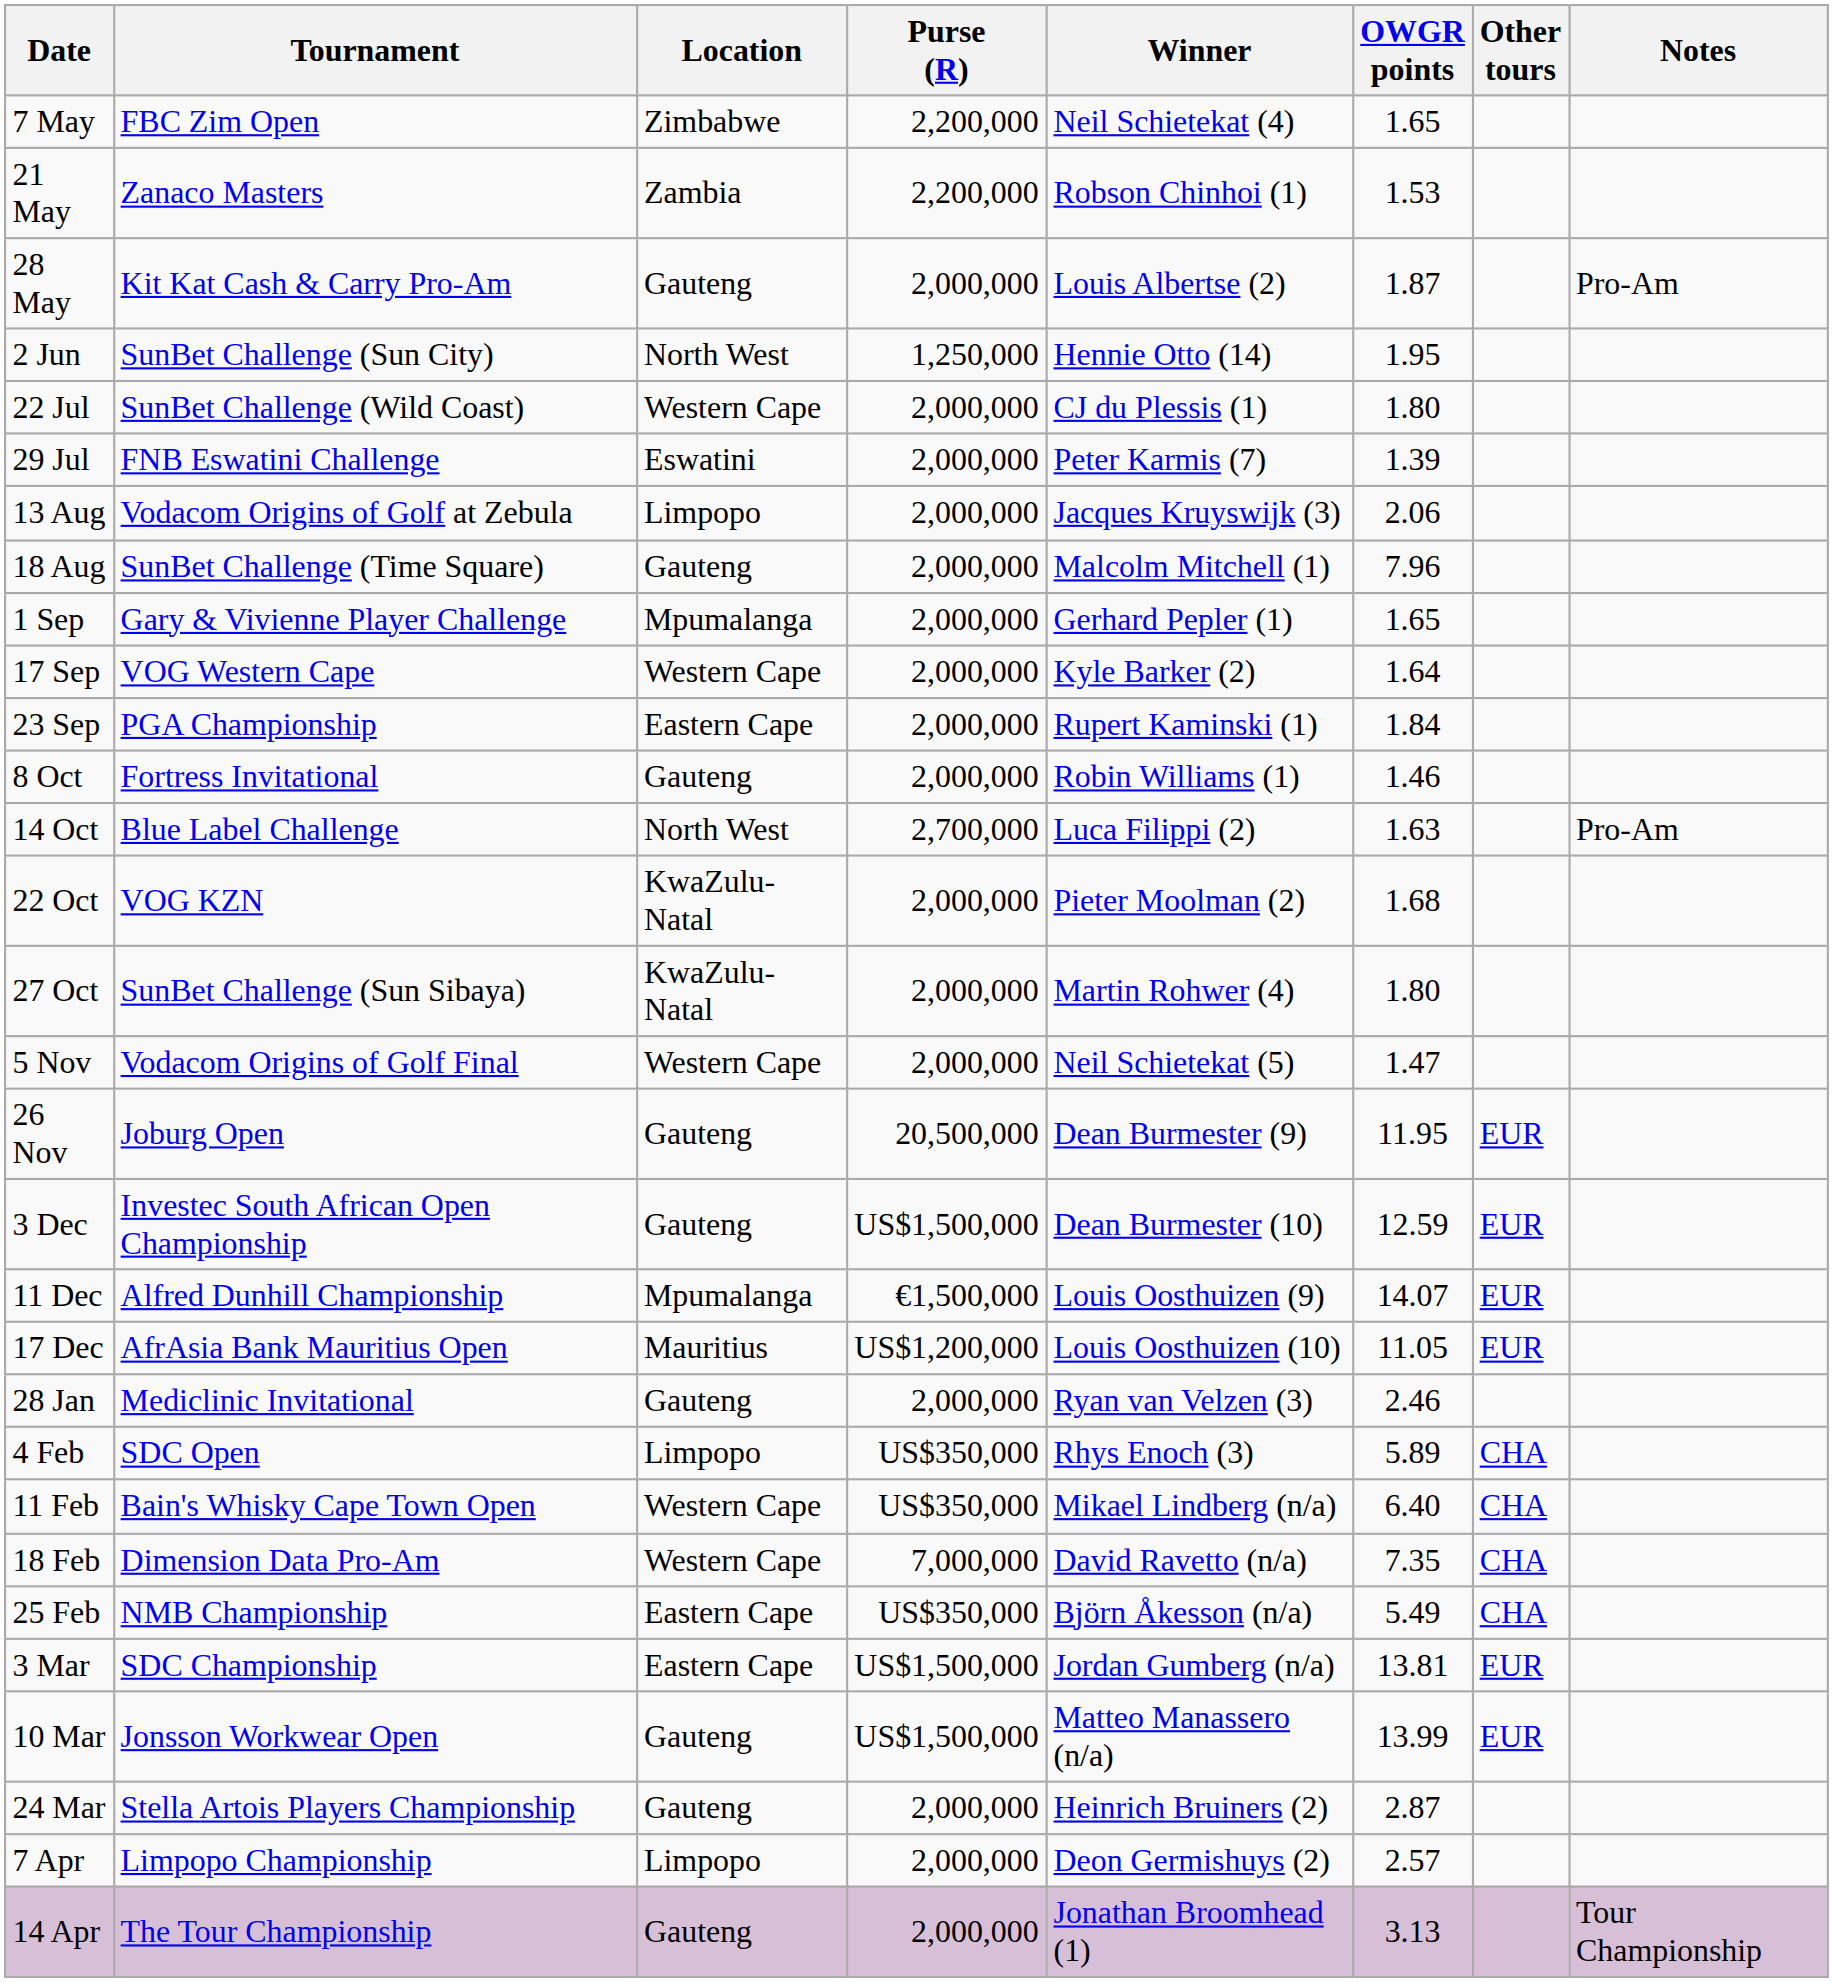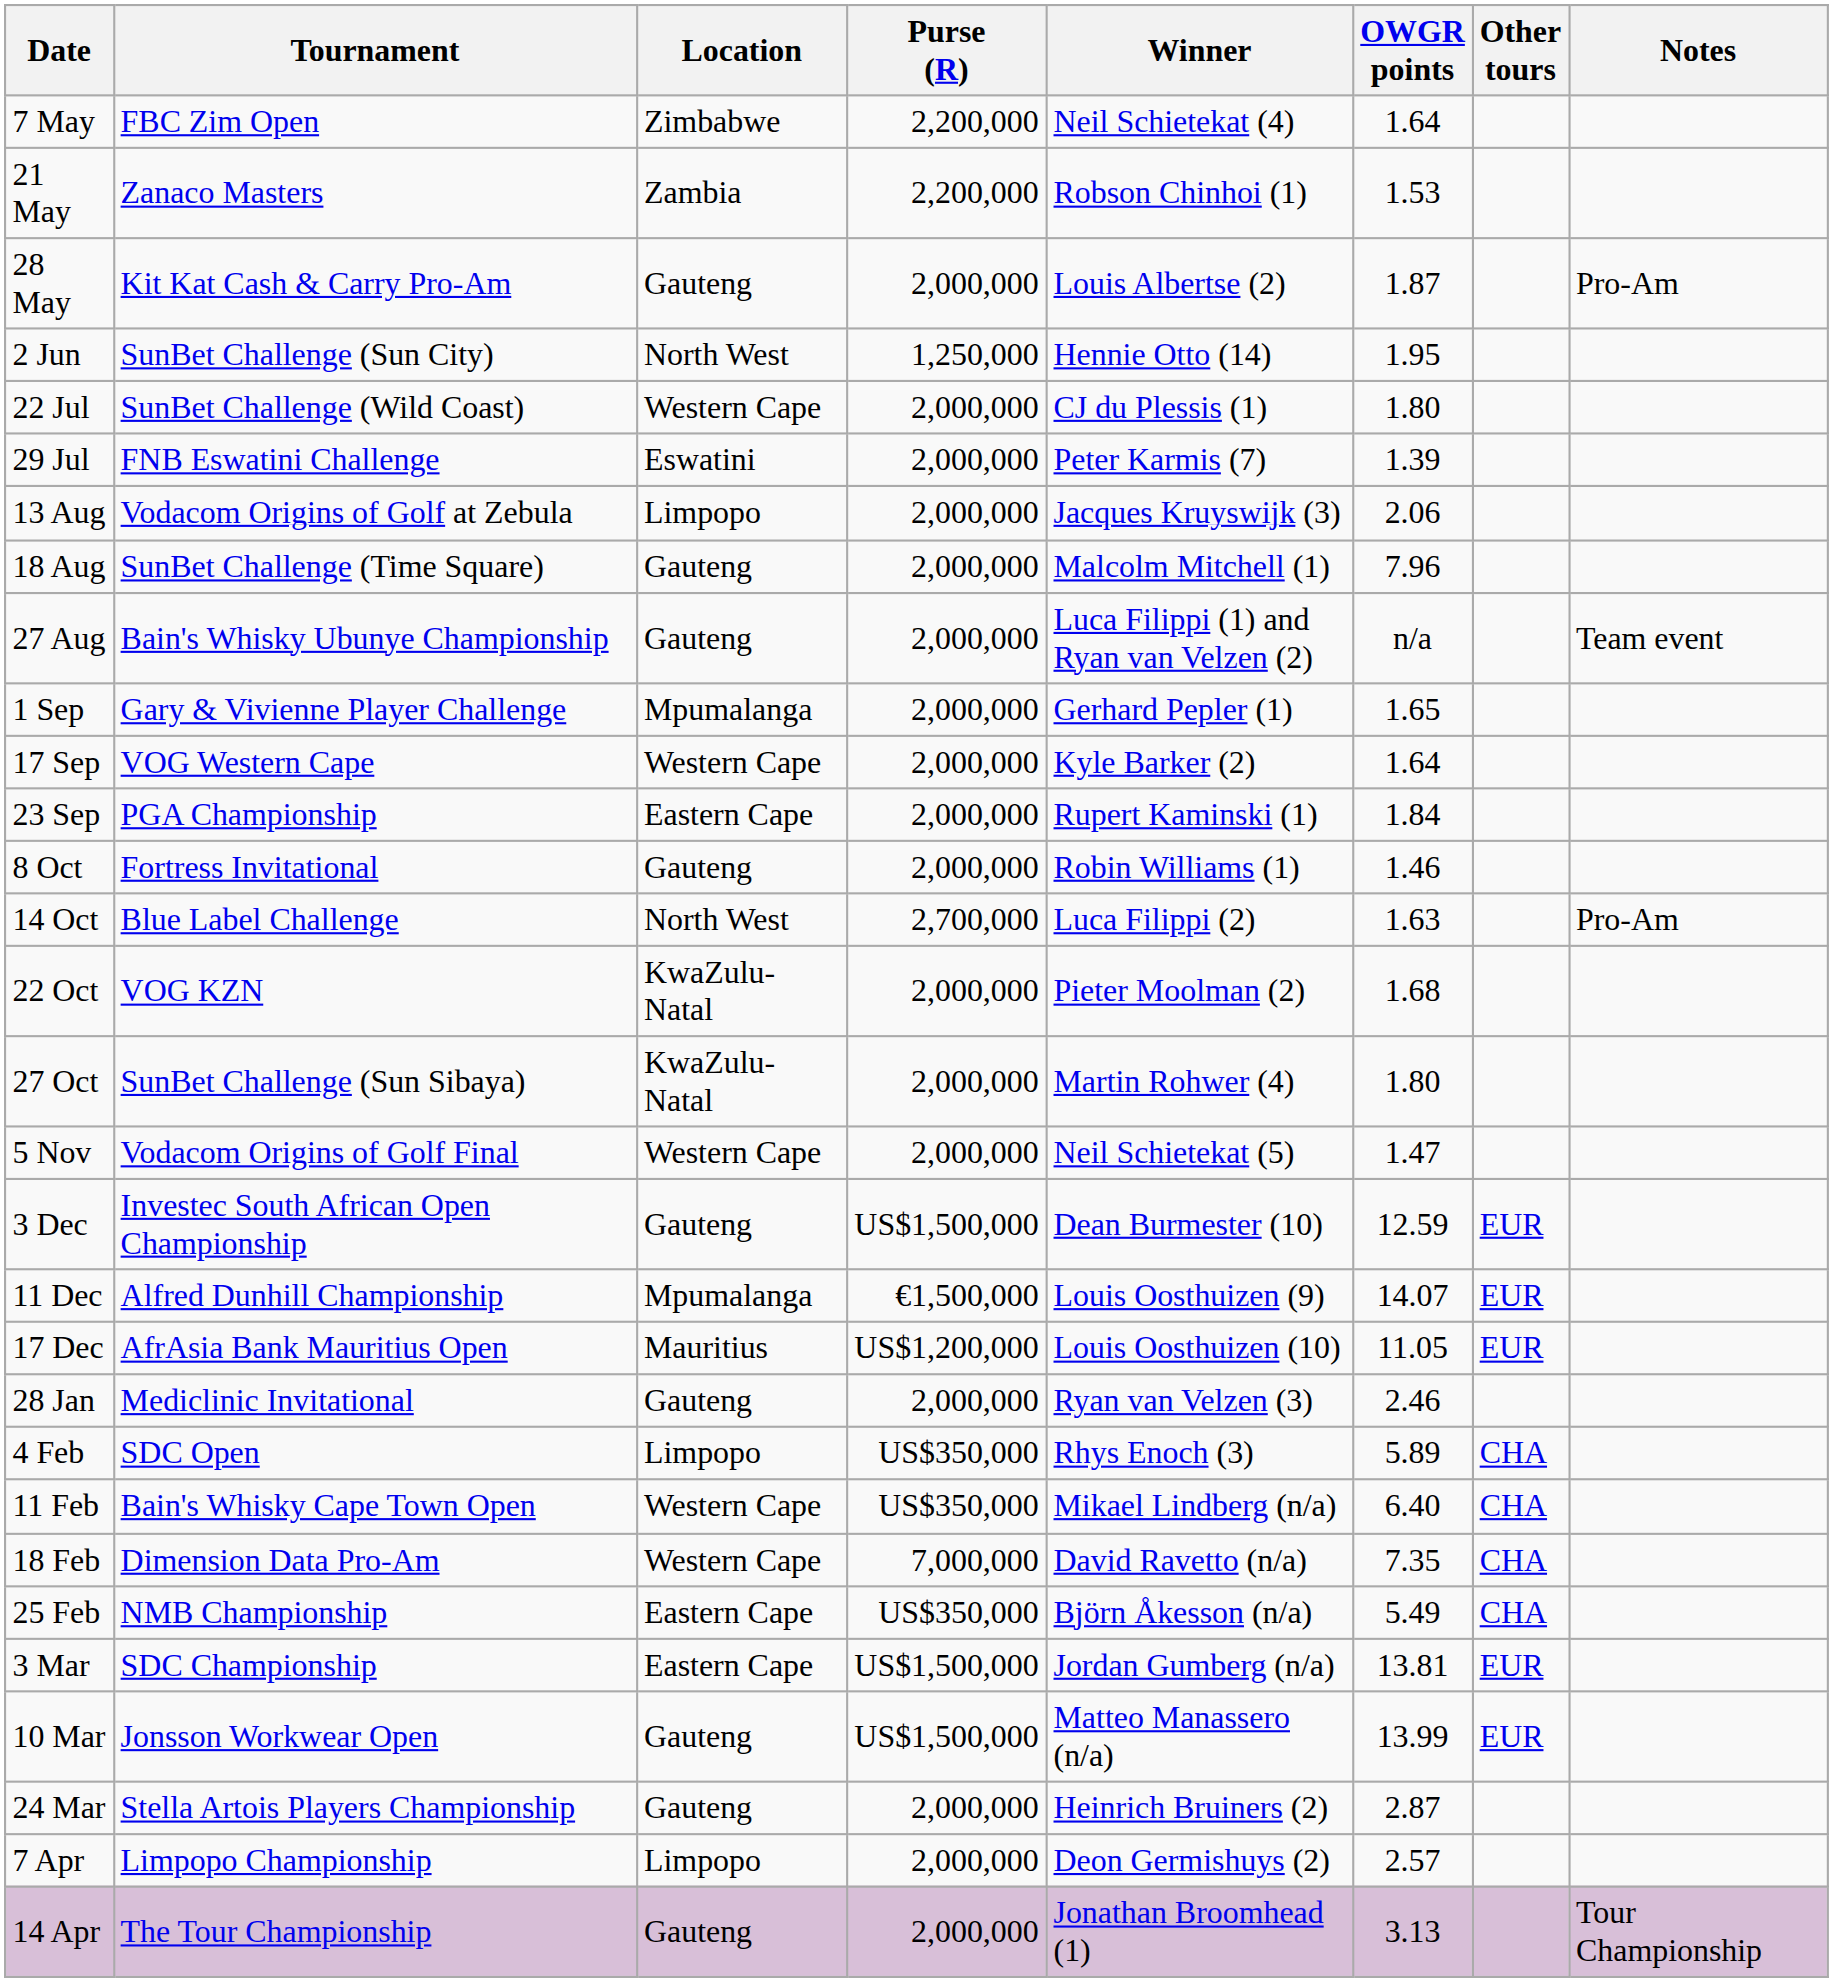(1413, 121) 1.65 -> (1413, 121) 1.64
+ row: (59, 636)
- row: (40, 1133)
